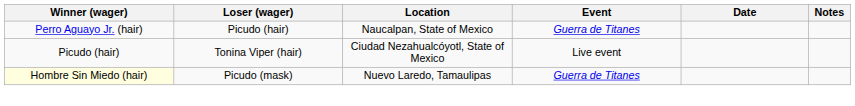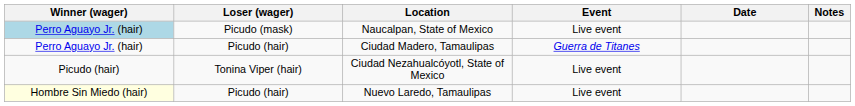(89, 30) no background -> (89, 30) lightblue background
(258, 30) Picudo (hair) -> (258, 30) Picudo (mask)
(597, 30) Guerra de Titanes -> (597, 30) Live event
+ row: (427, 47)
(258, 76) Picudo (mask) -> (258, 93) Picudo (hair)
(597, 76) Guerra de Titanes -> (597, 93) Live event
